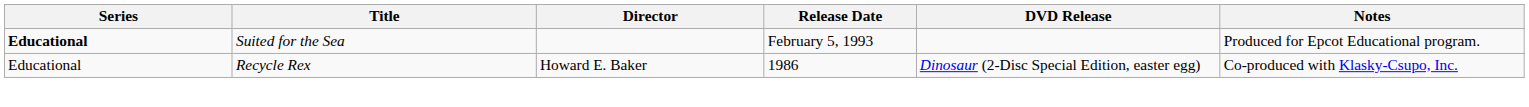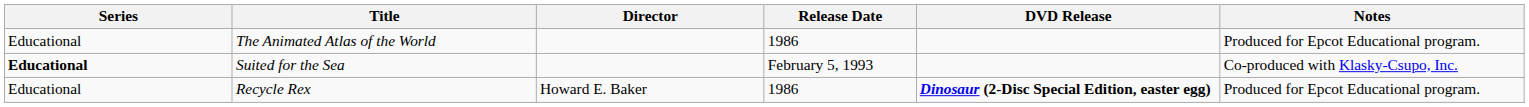+ row: (336, 41)
(1352, 41) Produced for Epcot Educational program. -> (1341, 65) Co-produced with Klasky-Csupo, Inc.
(1060, 65) normal -> (1065, 89) bold
(1341, 65) Co-produced with Klasky-Csupo, Inc. -> (1352, 89) Produced for Epcot Educational program.
